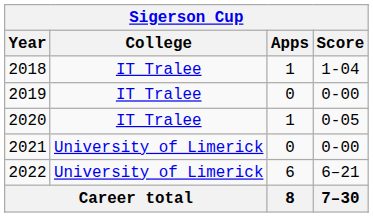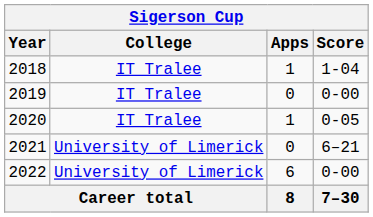(340, 147) 0-00 -> (340, 147) 6–21
(340, 173) 6–21 -> (340, 173) 0-00
